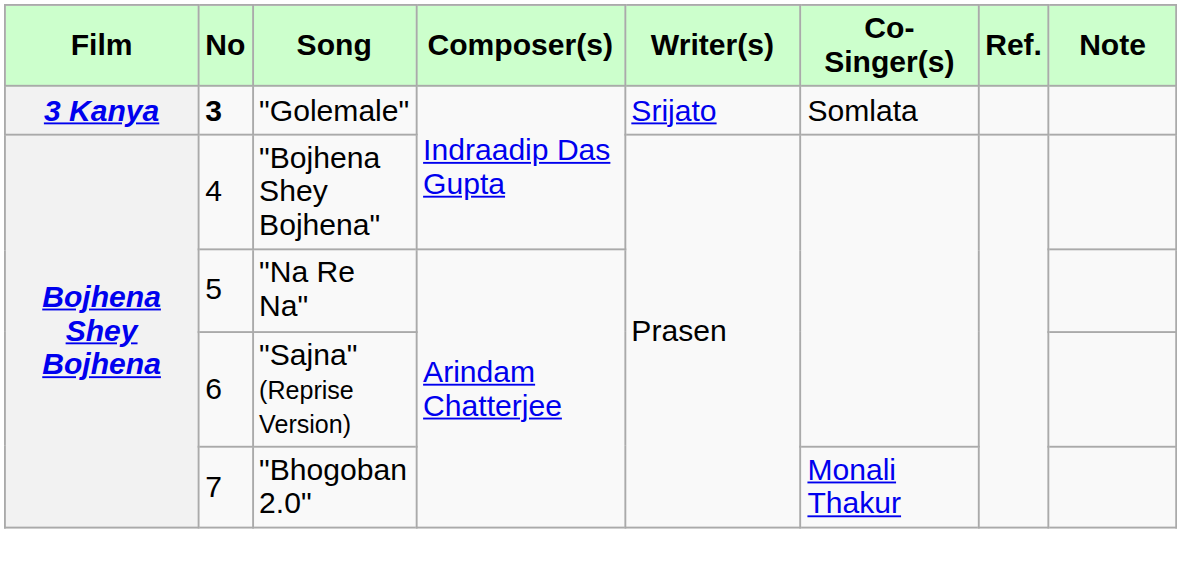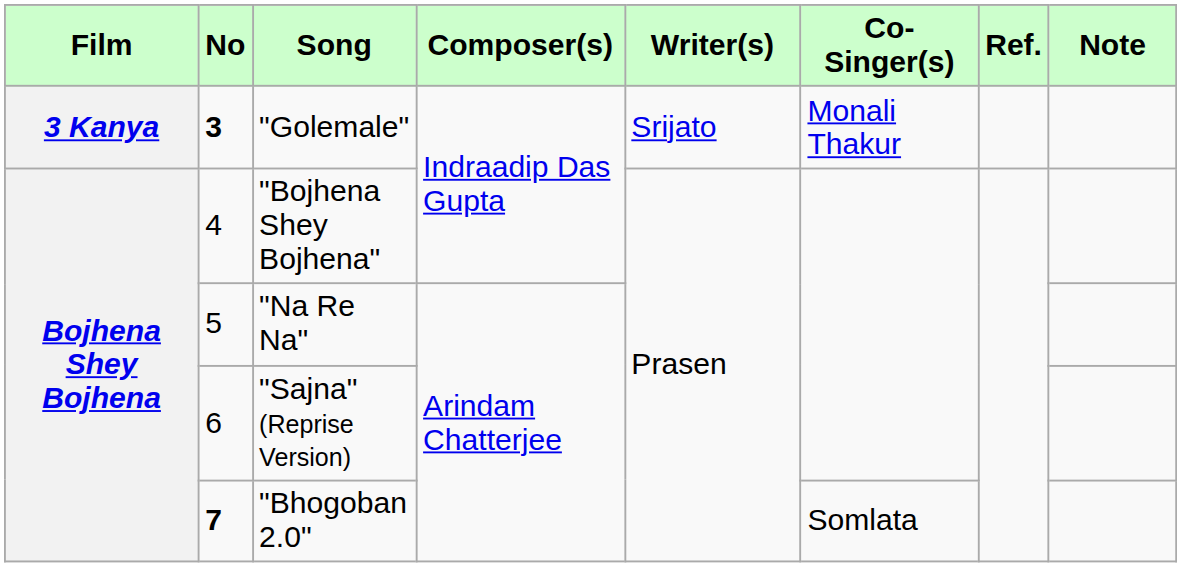(863, 109) Somlata -> (854, 126) Monali Thakur
(214, 486) normal -> (214, 520) bold
(854, 486) Monali Thakur -> (863, 520) Somlata
